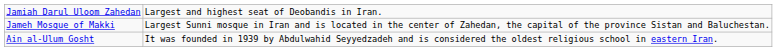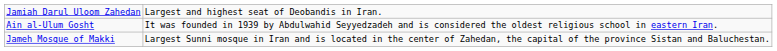rows swapped: (61, 25) <-> (50, 39)
